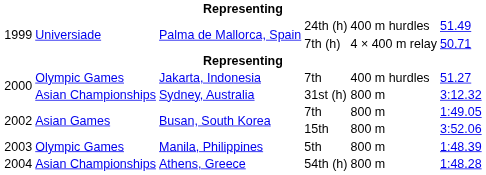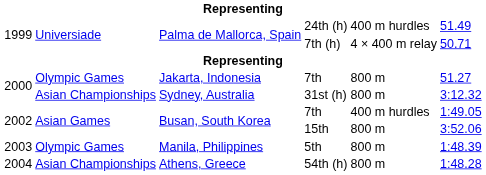(390, 78) 400 m hurdles -> (368, 78) 800 m
(368, 112) 800 m -> (390, 112) 400 m hurdles
